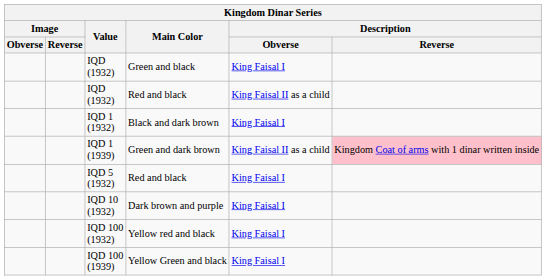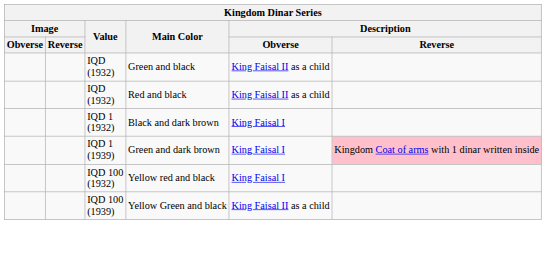(258, 67) King Faisal I -> (281, 67) King Faisal II as a child
(281, 150) King Faisal II as a child -> (258, 150) King Faisal I
- row: (101, 178)
- row: (103, 205)
(258, 261) King Faisal I -> (281, 205) King Faisal II as a child
